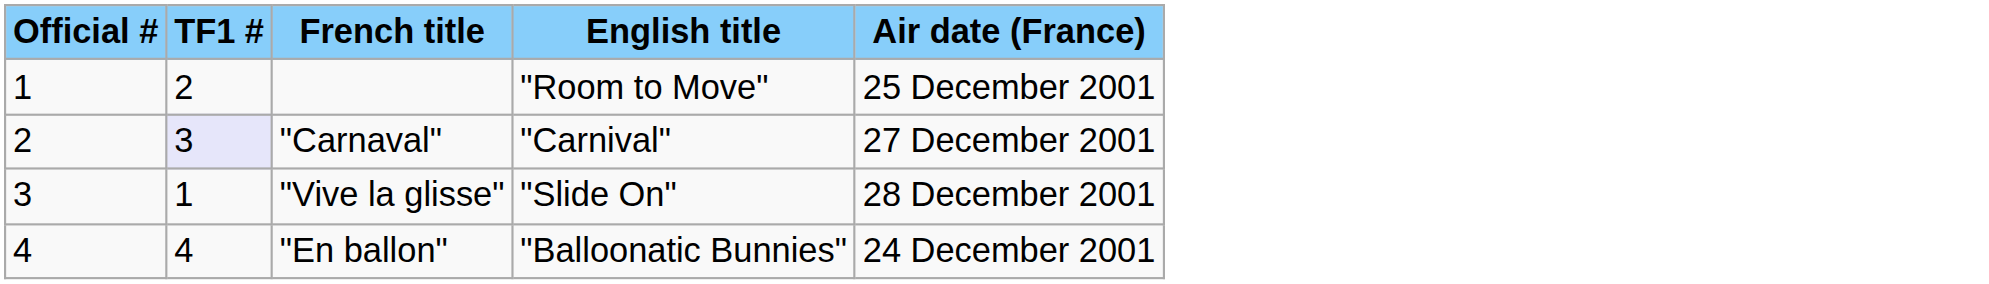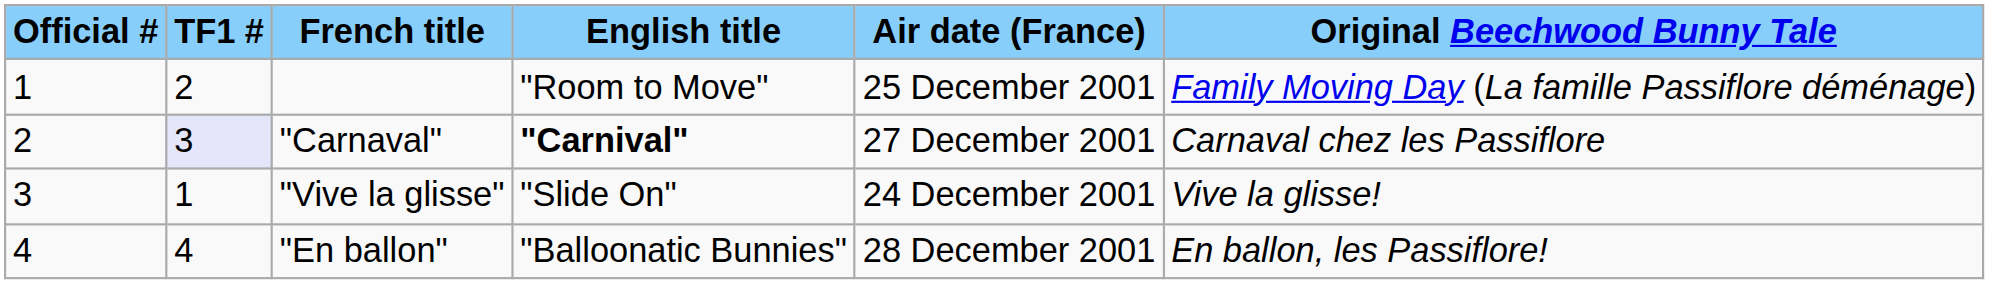+ column: (1574, 31)
(596, 140) normal -> (604, 140) bold
(1009, 195) 28 December 2001 -> (1009, 195) 24 December 2001
(1009, 250) 24 December 2001 -> (1009, 250) 28 December 2001
